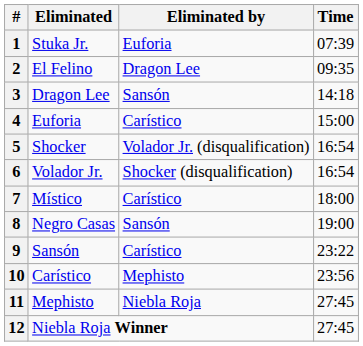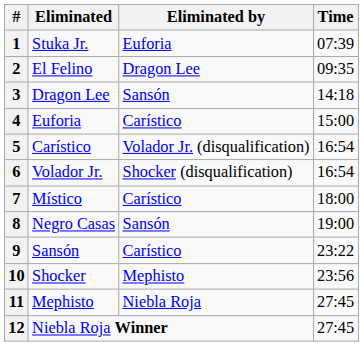(59, 146) Shocker -> (62, 146) Carístico
(62, 276) Carístico -> (59, 276) Shocker
